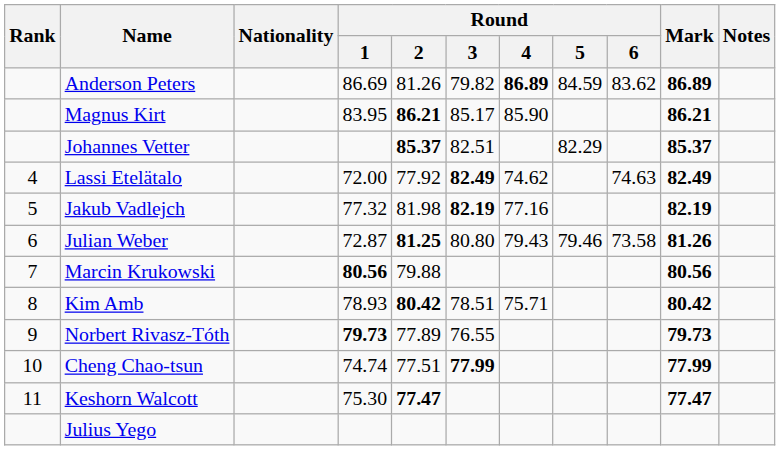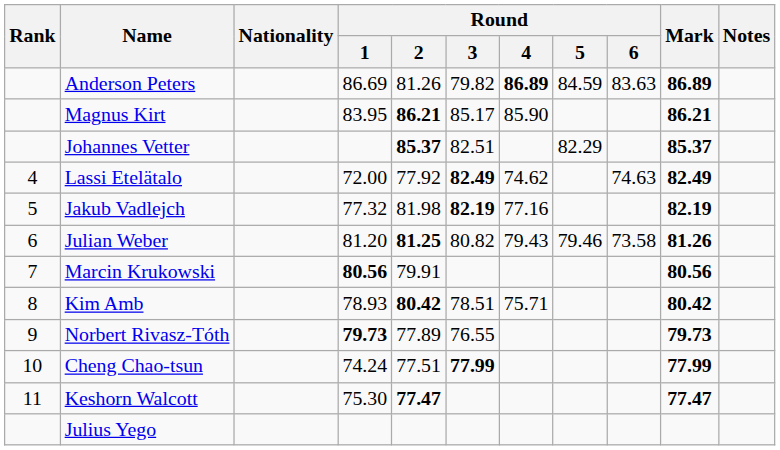(634, 83) 83.62 -> (634, 83) 83.63
(365, 240) 72.87 -> (365, 240) 81.20
(472, 240) 80.80 -> (472, 240) 80.82
(419, 271) 79.88 -> (419, 271) 79.91
(365, 366) 74.74 -> (365, 366) 74.24
